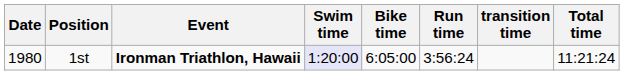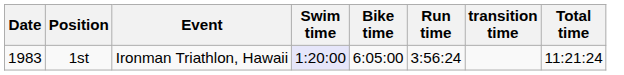(25, 57) 1980 -> (25, 57) 1983
(208, 57) bold -> (202, 57) normal
